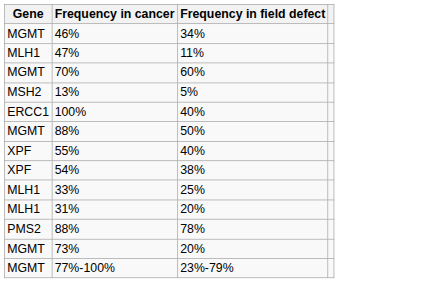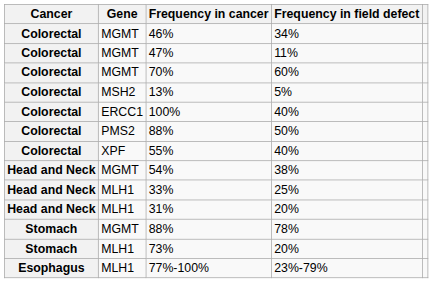+ column: (51, 14)
(24, 53) MLH1 -> (120, 53) MGMT
(26, 131) MGMT -> (118, 131) PMS2
(19, 170) XPF -> (120, 170) MGMT
(24, 229) PMS2 -> (120, 229) MGMT
(26, 248) MGMT -> (118, 248) MLH1
(26, 268) MGMT -> (118, 268) MLH1
